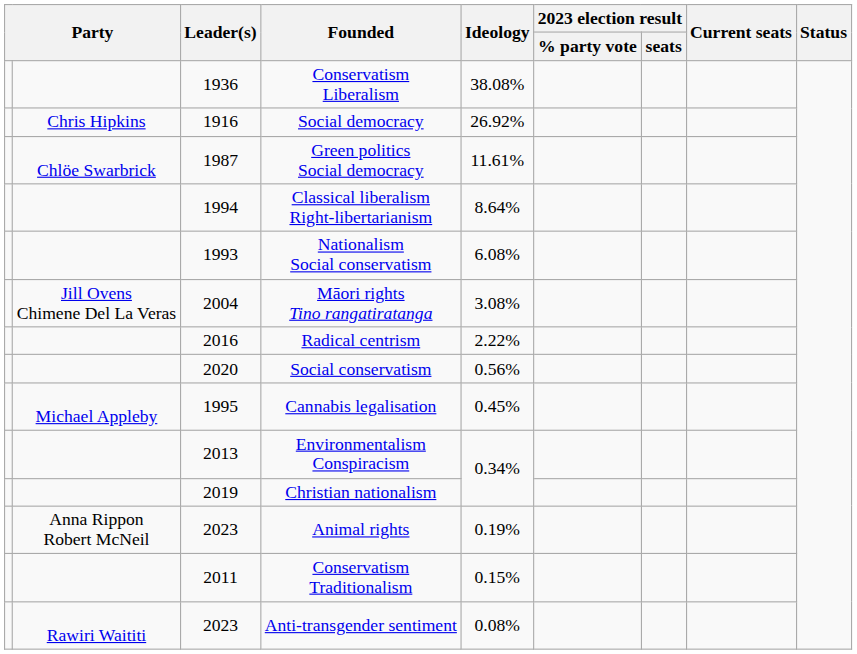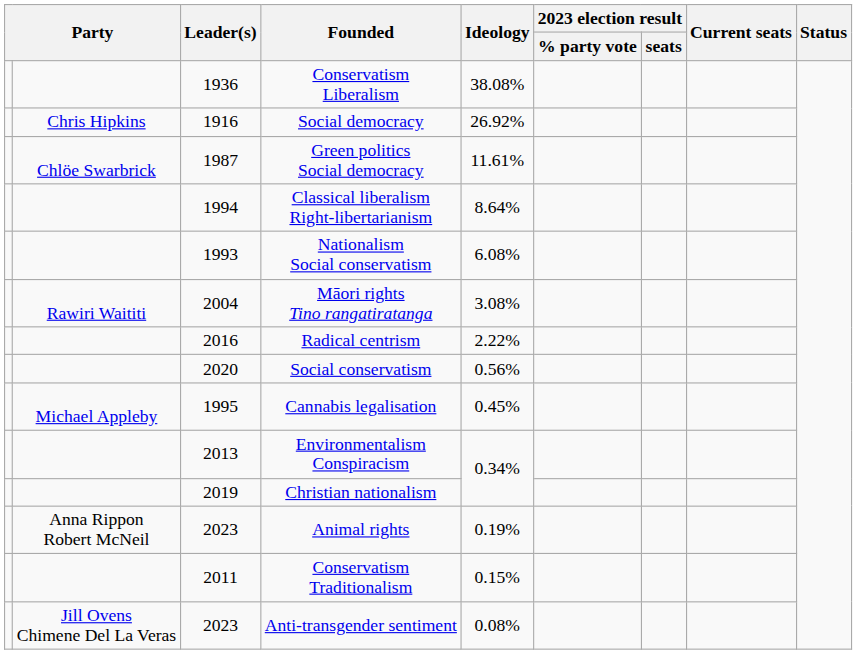(96, 302) Jill Ovens Chimene Del La Veras -> (96, 312) Rawiri Waititi
(96, 635) Rawiri Waititi -> (96, 625) Jill Ovens Chimene Del La Veras
